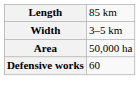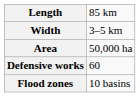+ row: (45, 83)
